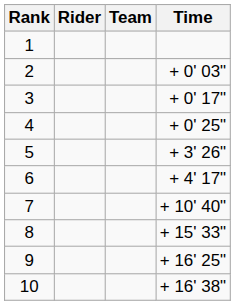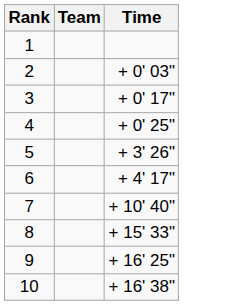- column: (79, 17)
